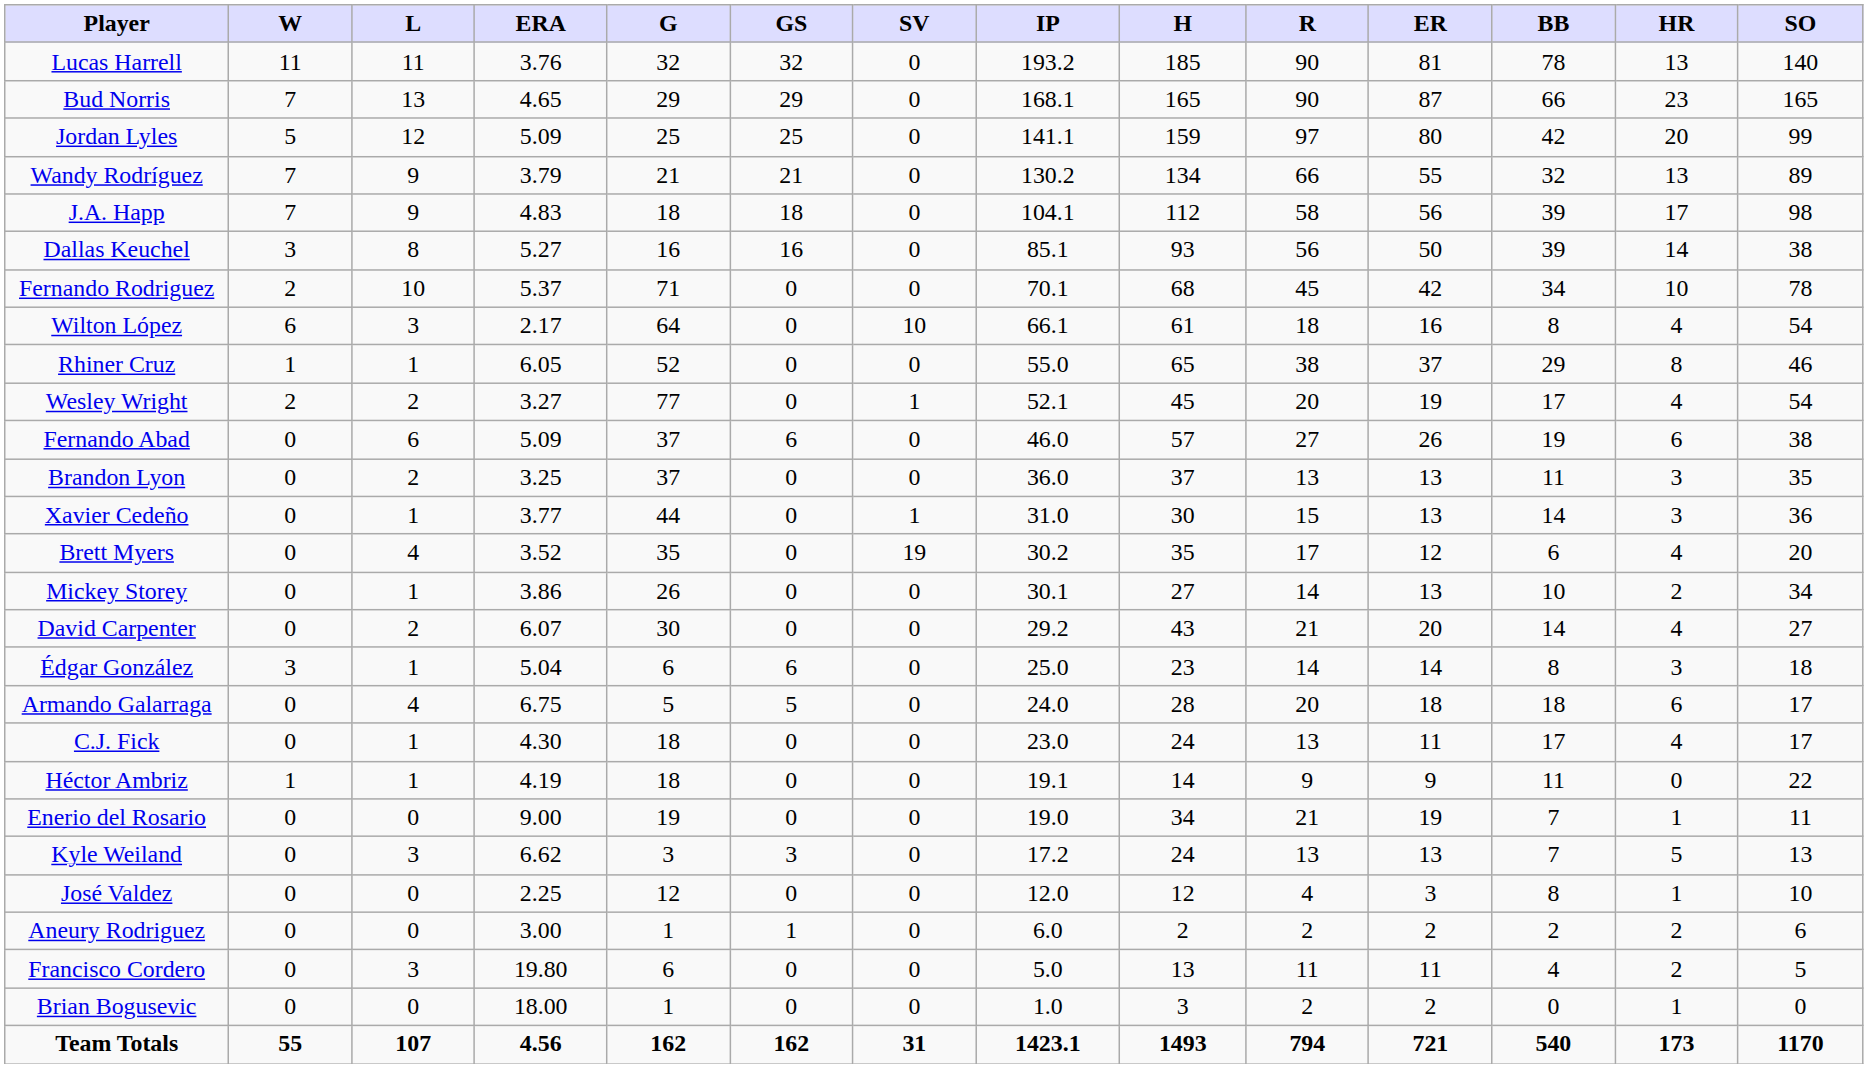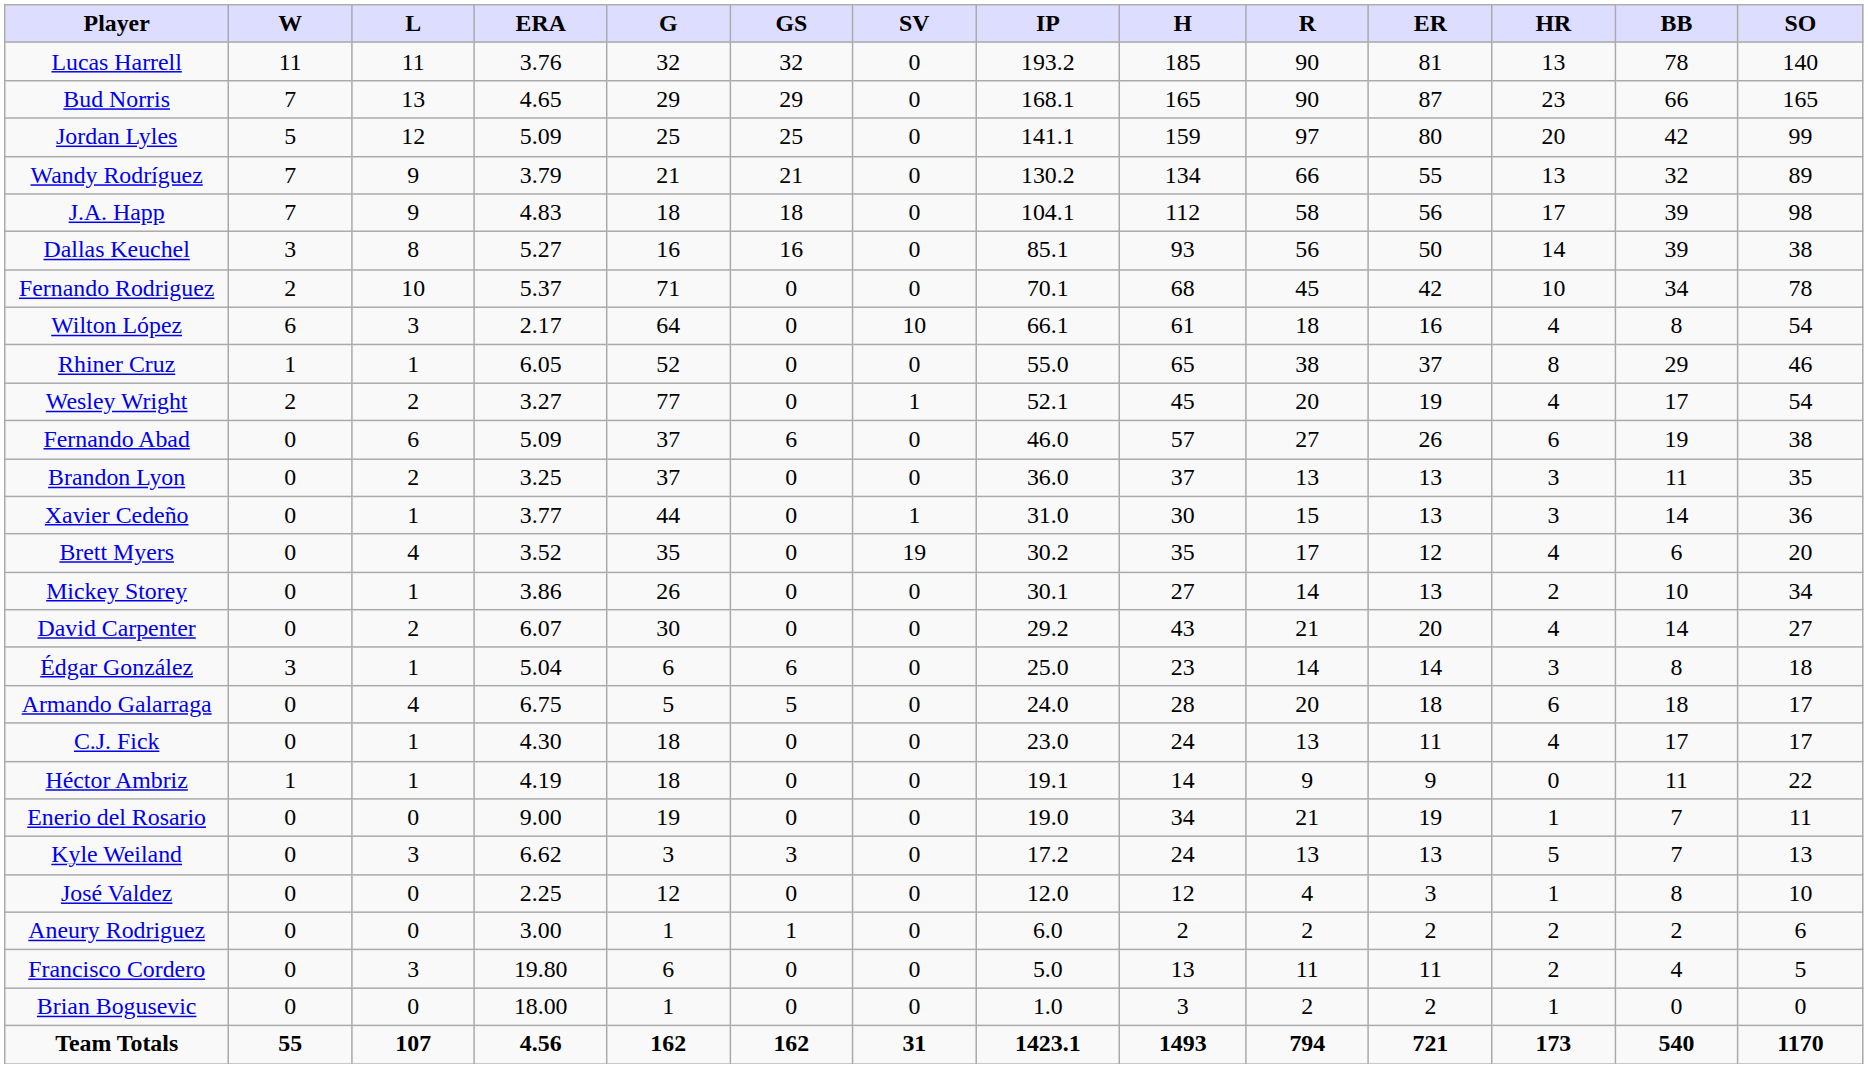columns swapped: (1676, 23) <-> (1553, 23)
